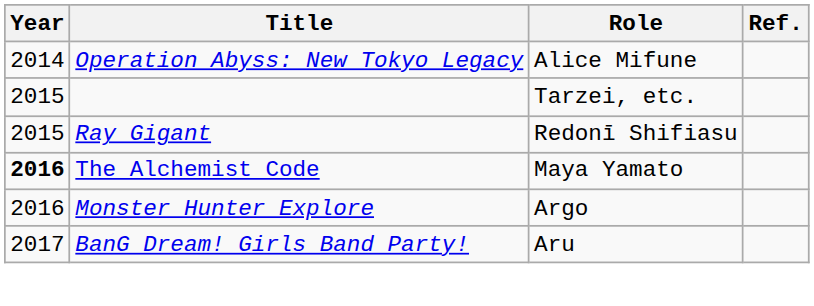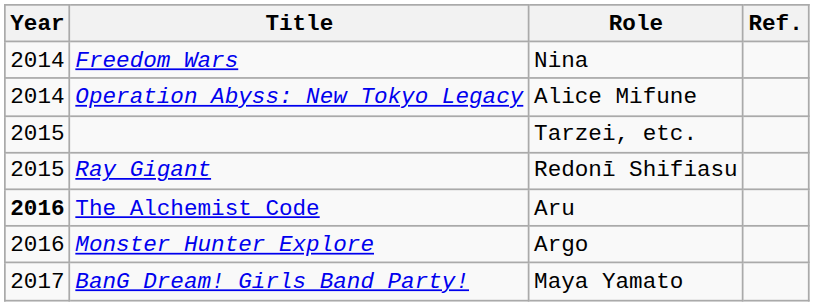+ row: (157, 60)
(609, 171) Maya Yamato -> (554, 208) Aru
(554, 245) Aru -> (609, 281) Maya Yamato
